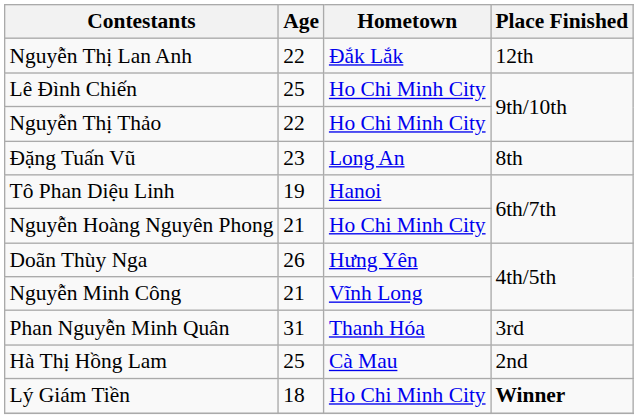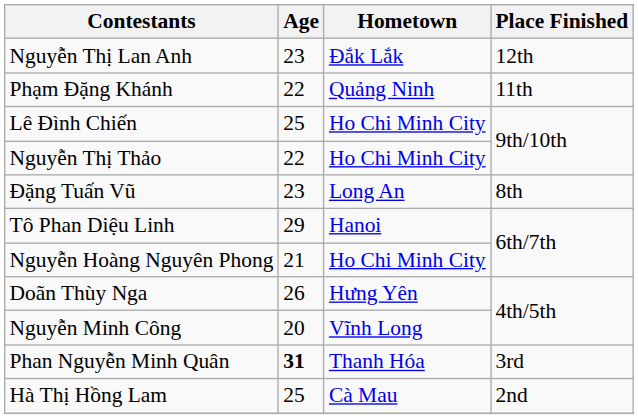(294, 55) 22 -> (294, 55) 23
+ row: (91, 89)
(294, 191) 19 -> (294, 225) 29
(294, 293) 21 -> (294, 327) 20
(294, 327) normal -> (294, 361) bold
- row: (70, 395)
